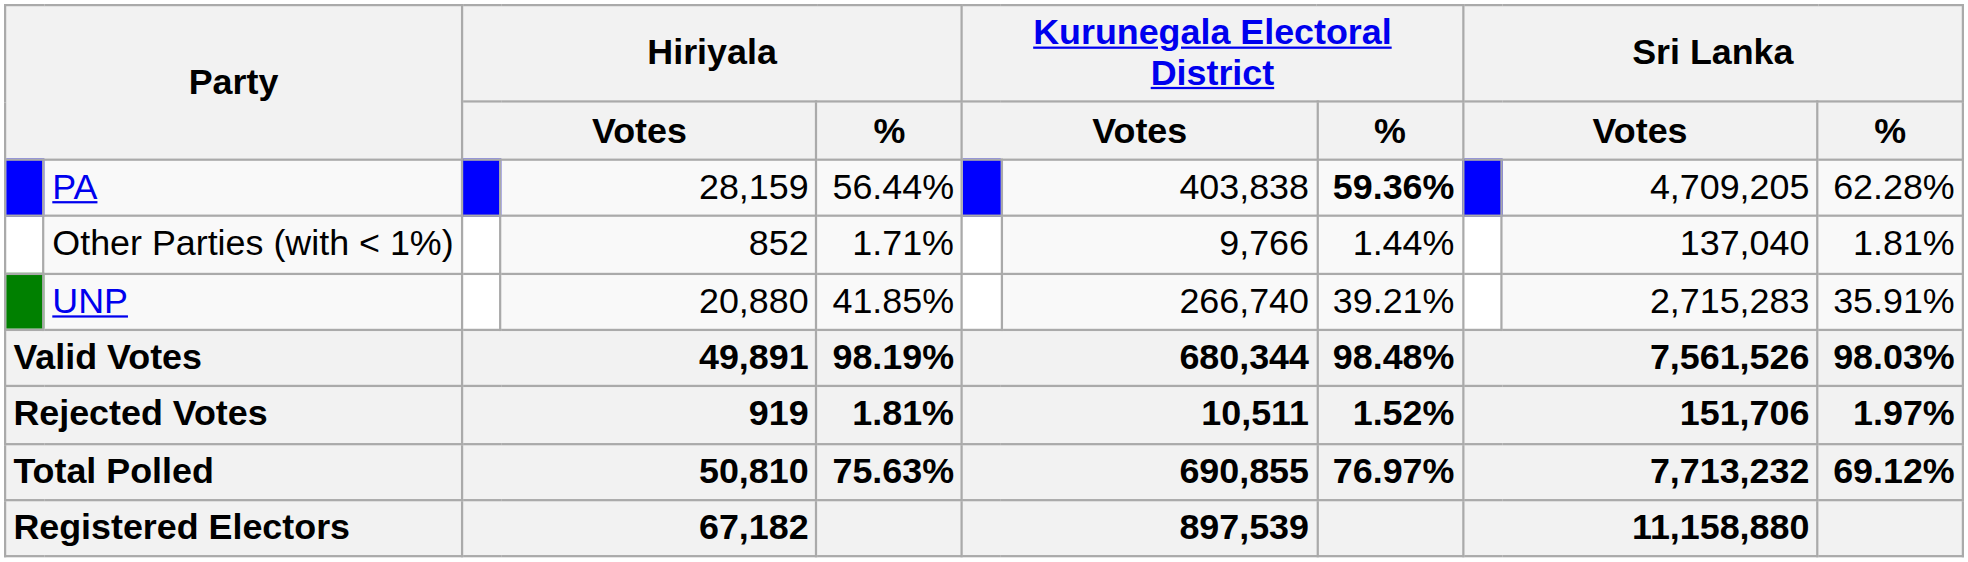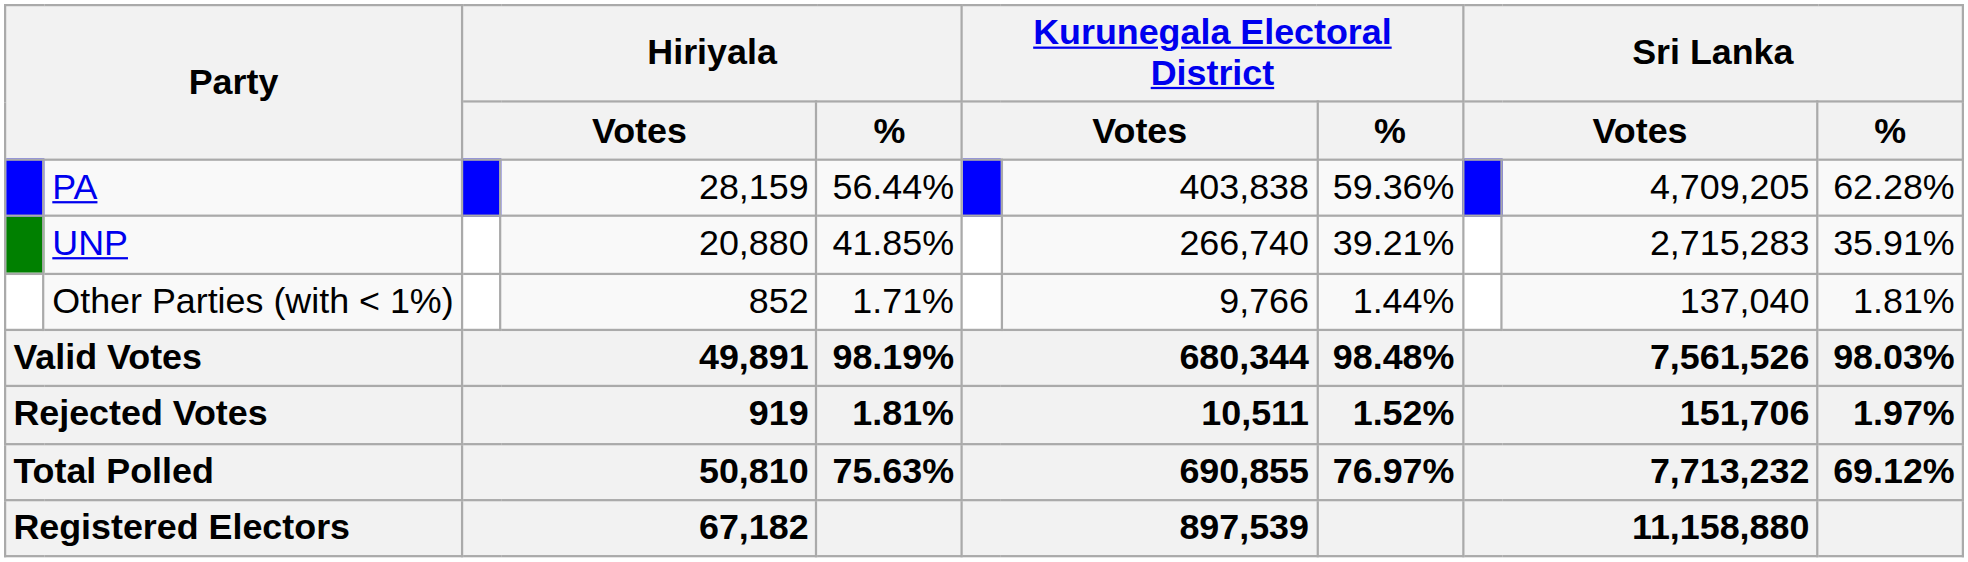(1394, 186) bold -> (1394, 186) normal
rows swapped: (90, 300) <-> (253, 243)
